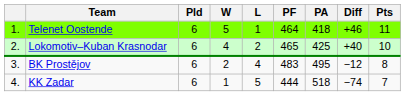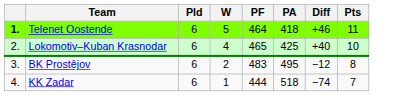- column: (258, 13)
(15, 30) normal -> (15, 30) bold
